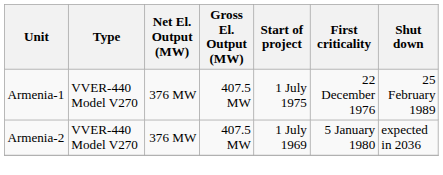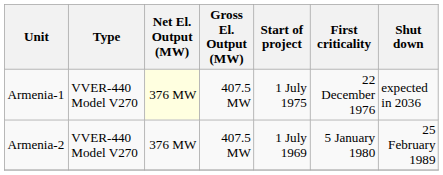(173, 94) no background -> (173, 94) lightyellow background
(412, 94) 25 February 1989 -> (405, 94) expected in 2036
(405, 137) expected in 2036 -> (412, 145) 25 February 1989
